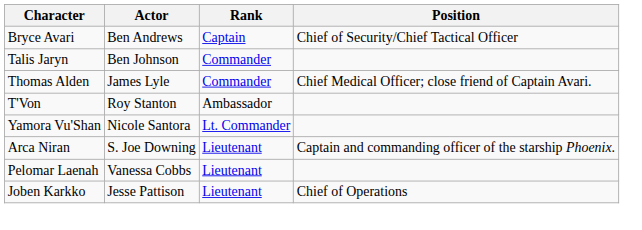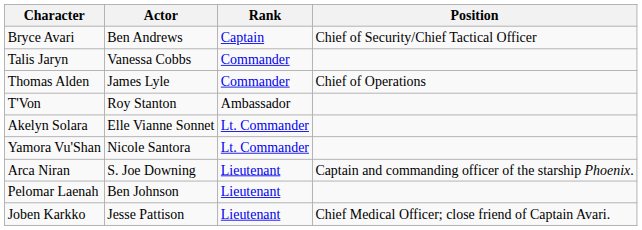(143, 59) Ben Johnson -> (149, 59) Vanessa Cobbs
(444, 81) Chief Medical Officer; close friend of Captain Avari. -> (371, 81) Chief of Operations
+ row: (48, 125)
(149, 170) Vanessa Cobbs -> (143, 192) Ben Johnson
(352, 192) Chief of Operations -> (463, 214) Chief Medical Officer; close friend of Captain Avari.
